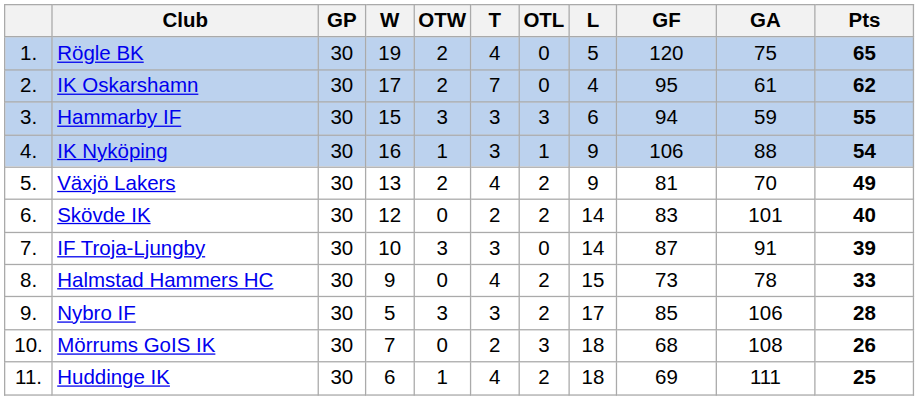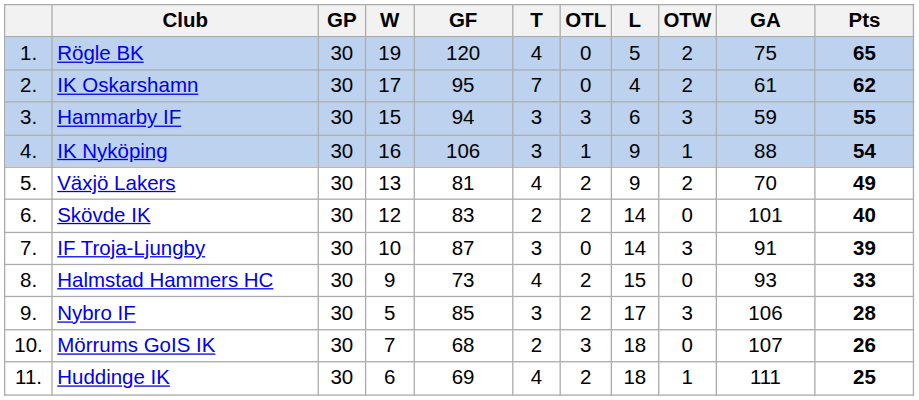columns swapped: (442, 20) <-> (666, 20)
(765, 280) 78 -> (765, 280) 93
(765, 345) 108 -> (765, 345) 107
